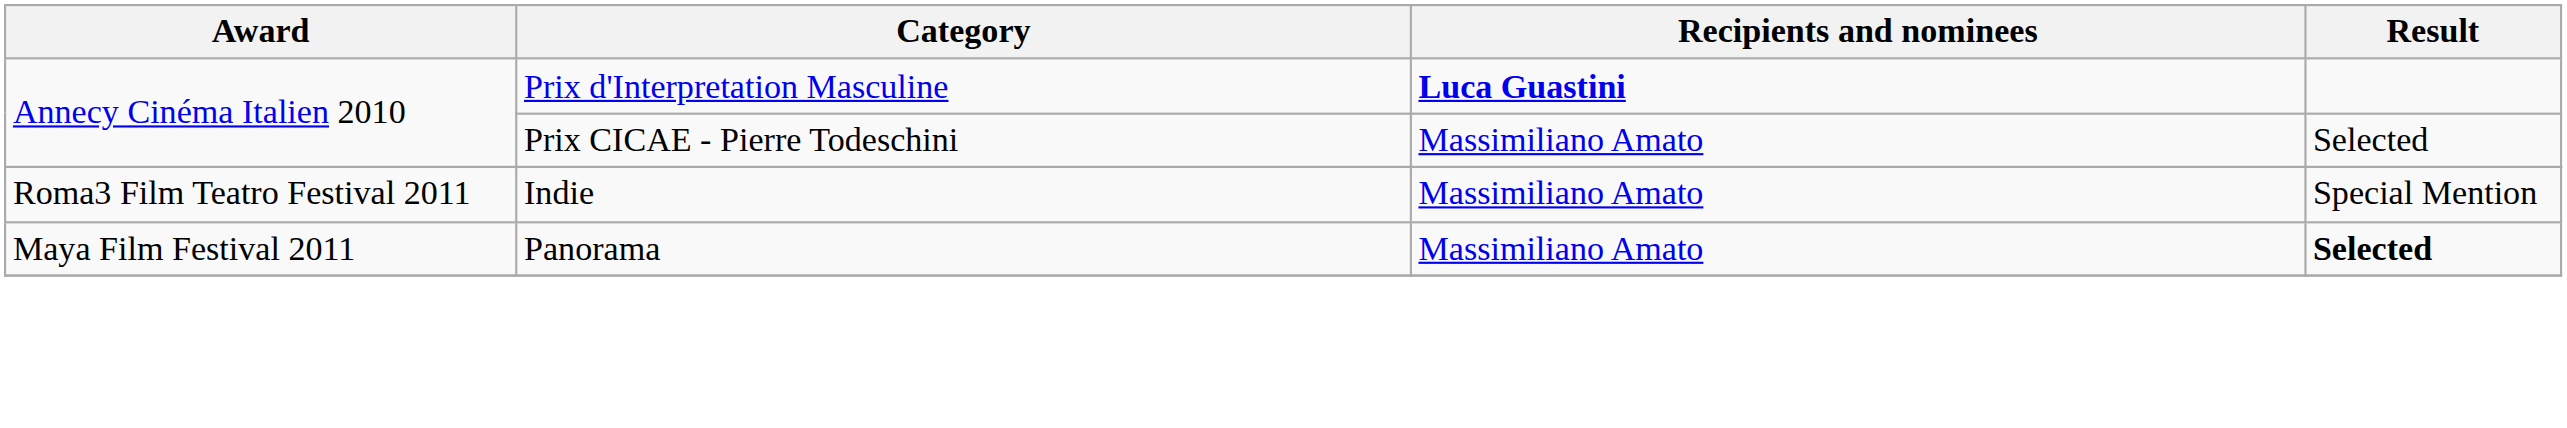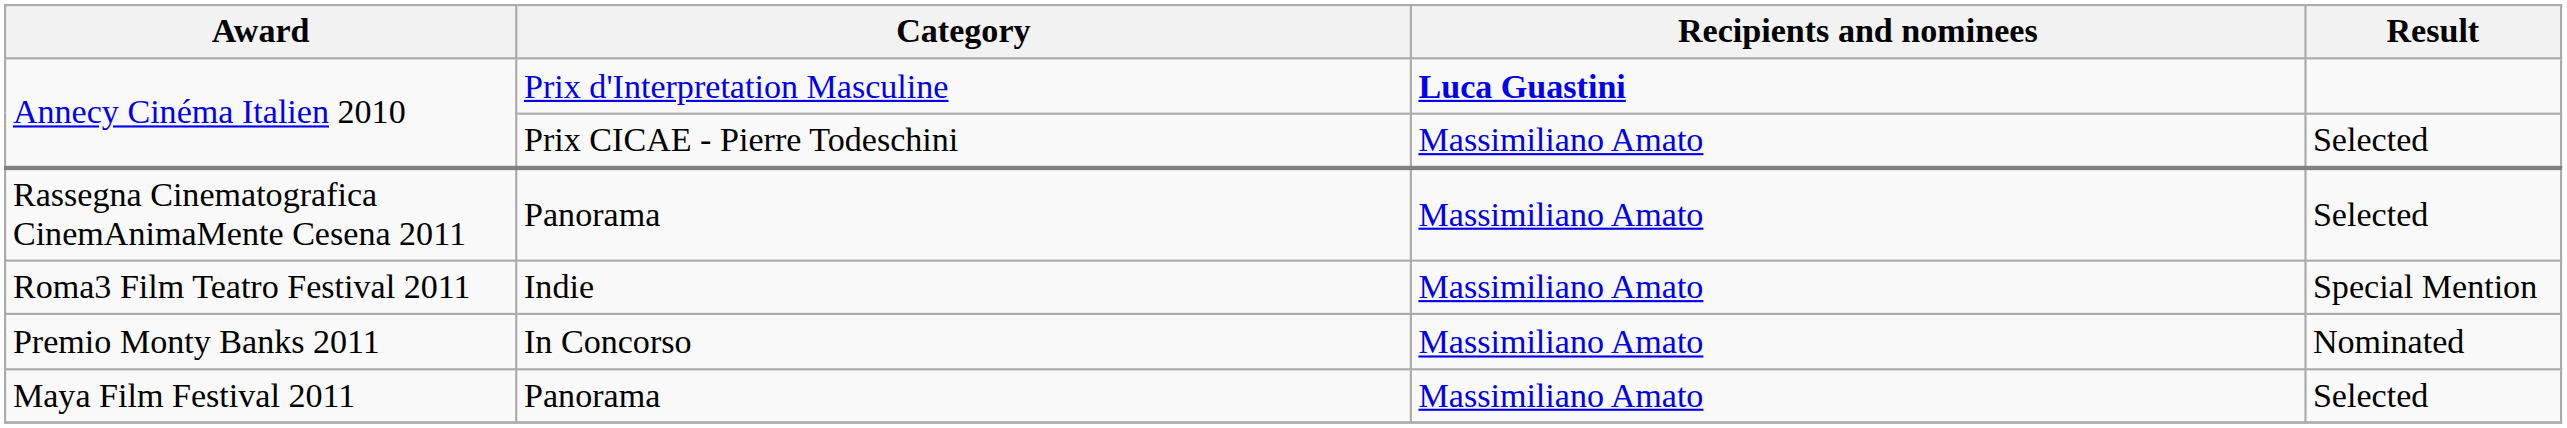+ row: (239, 213)
+ row: (196, 341)
(2373, 247) bold -> (2371, 395) normal
